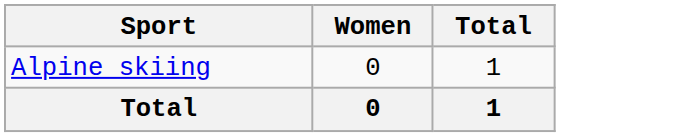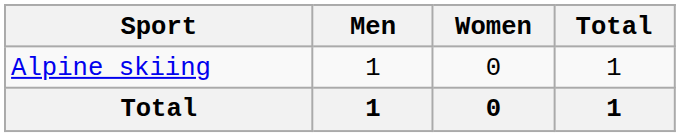+ column: (373, 26)
